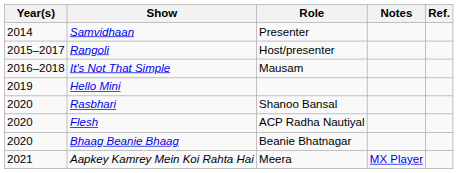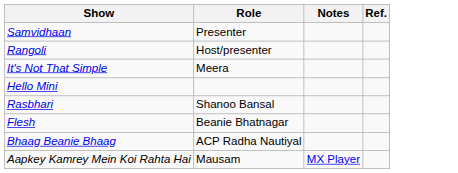- column: (36, 13)
(281, 68) Mausam -> (212, 68) Meera
(312, 123) ACP Radha Nautiyal -> (242, 123) Beanie Bhatnagar
(305, 141) Beanie Bhatnagar -> (249, 141) ACP Radha Nautiyal
(275, 159) Meera -> (218, 159) Mausam
